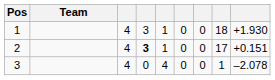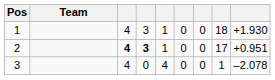(127, 48) normal -> (127, 48) bold
(250, 48) +0.151 -> (250, 48) +0.951
